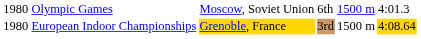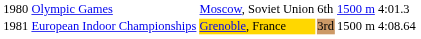(16, 26) 1980 -> (16, 26) 1981
(397, 26) gold background -> (397, 26) no background
